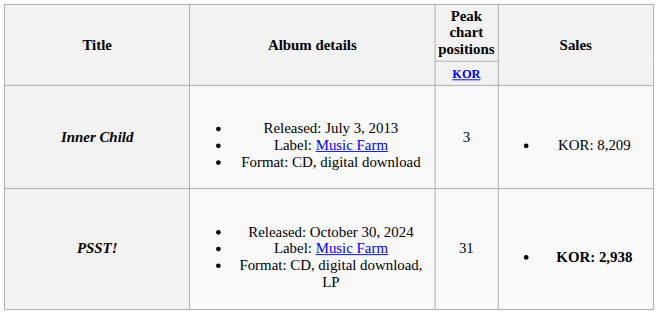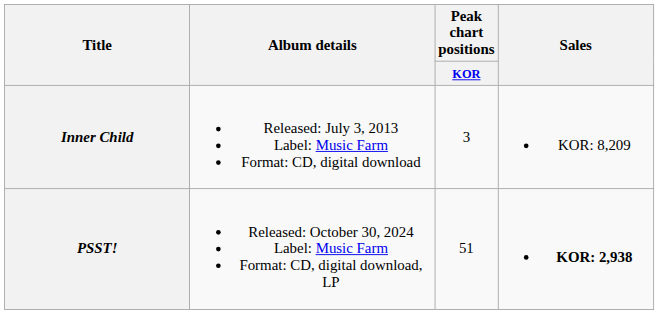(466, 248) 31 -> (466, 248) 51
